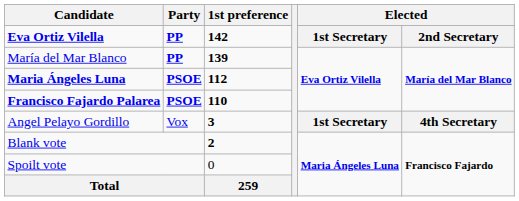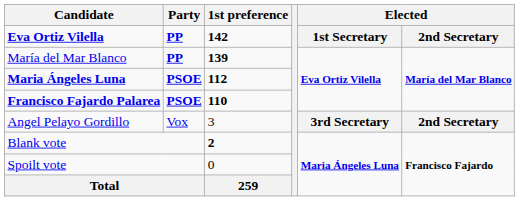(211, 121) bold -> (211, 121) normal
(350, 121) 1st Secretary -> (350, 121) 3rd Secretary
(458, 121) 4th Secretary -> (458, 121) 2nd Secretary
